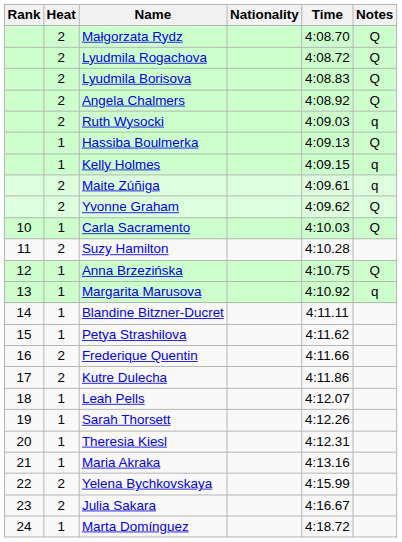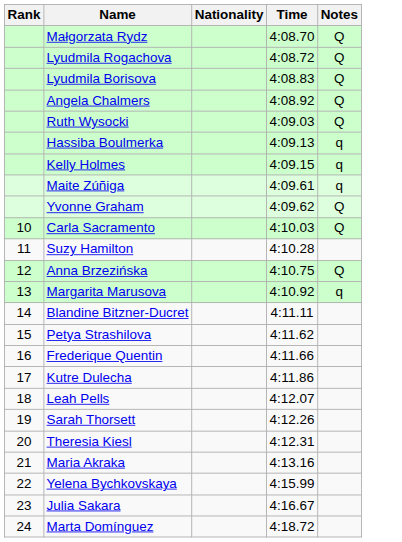- column: (61, 15)
(375, 121) q -> (339, 121) Q
(375, 143) Q -> (339, 143) q
